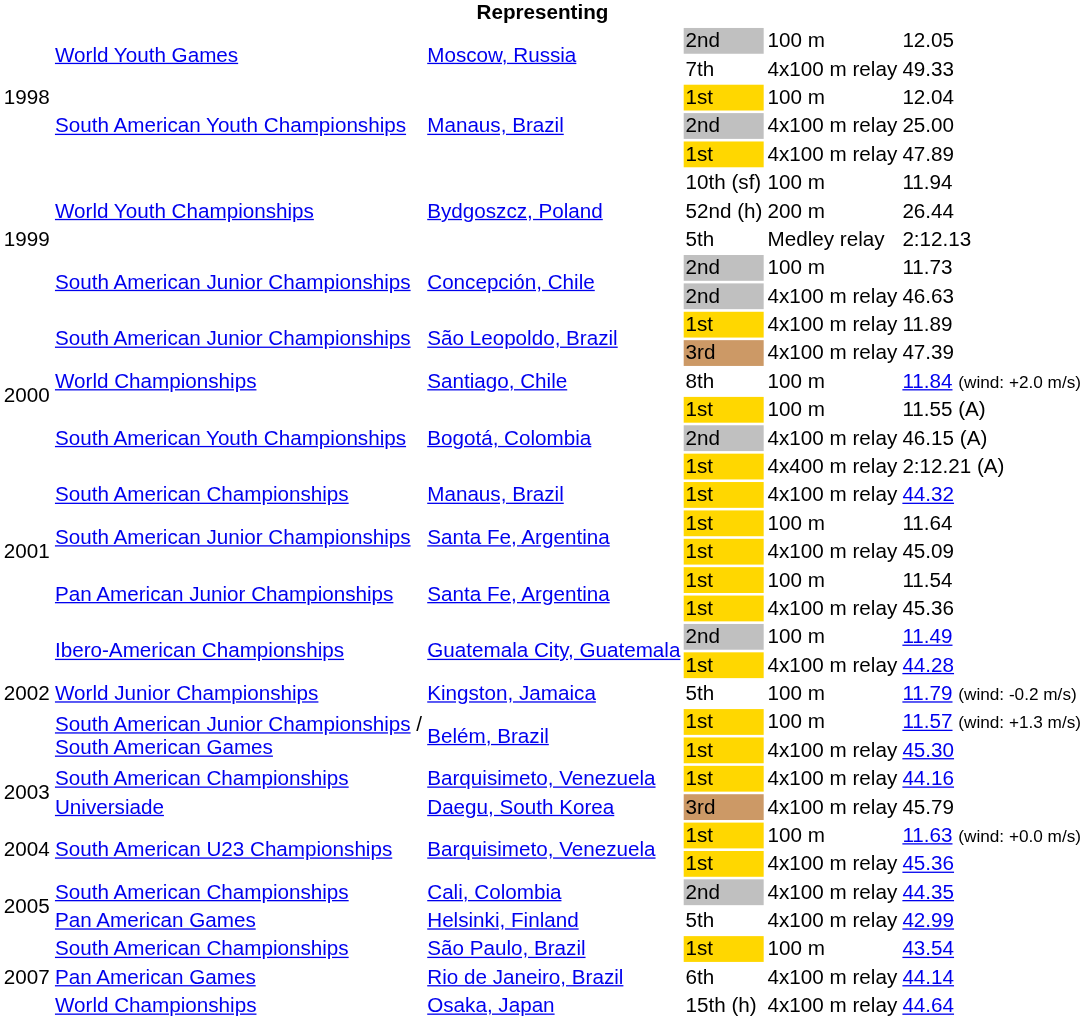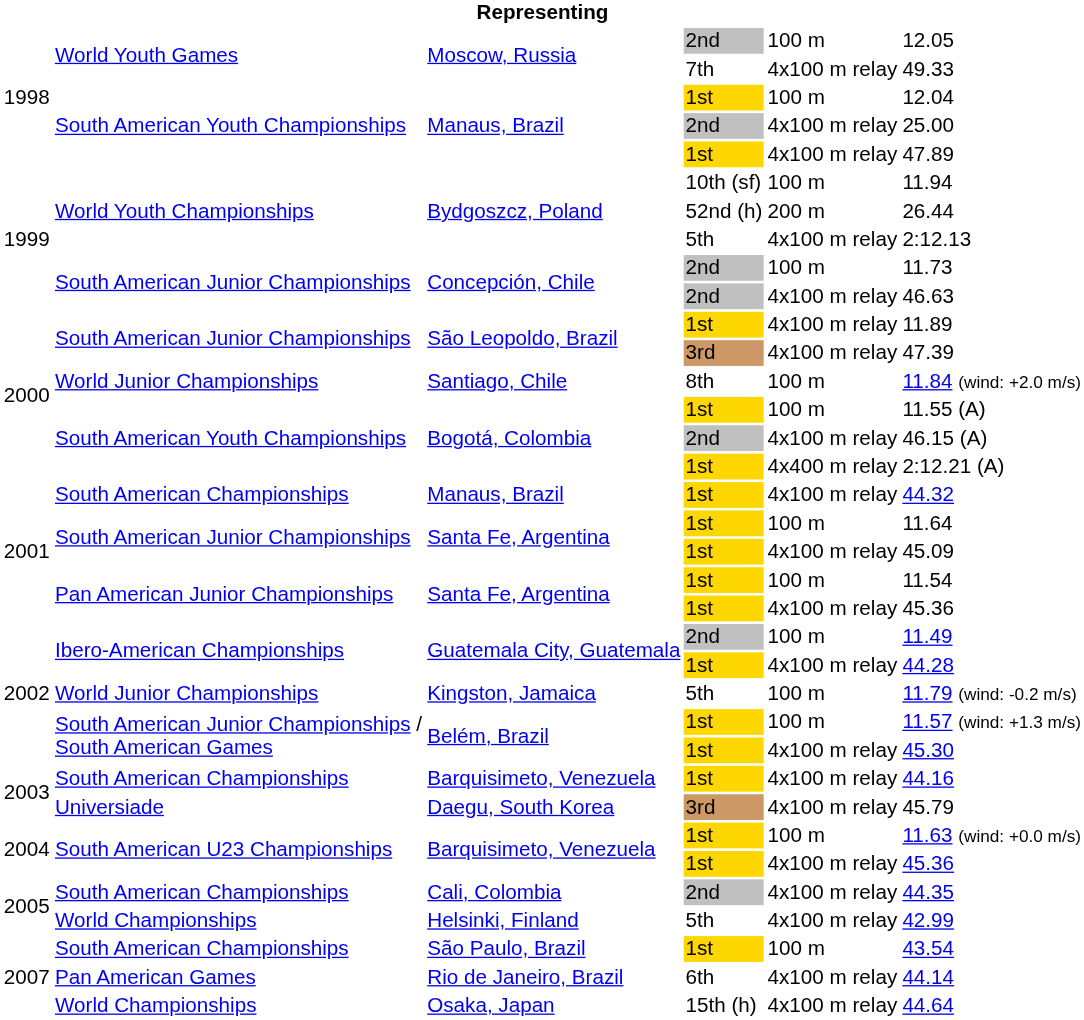(826, 239) Medley relay -> (832, 239) 4x100 m relay
(156, 381) World Championships -> (187, 381) World Junior Championships
(155, 920) Pan American Games -> (156, 920) World Championships
